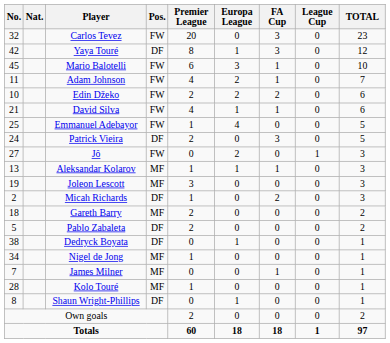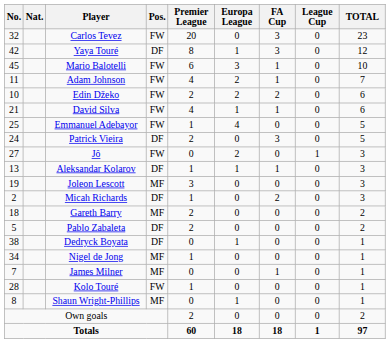(157, 168) MF -> (157, 168) DF
(157, 286) MF -> (157, 286) FW
(157, 301) DF -> (157, 301) MF
